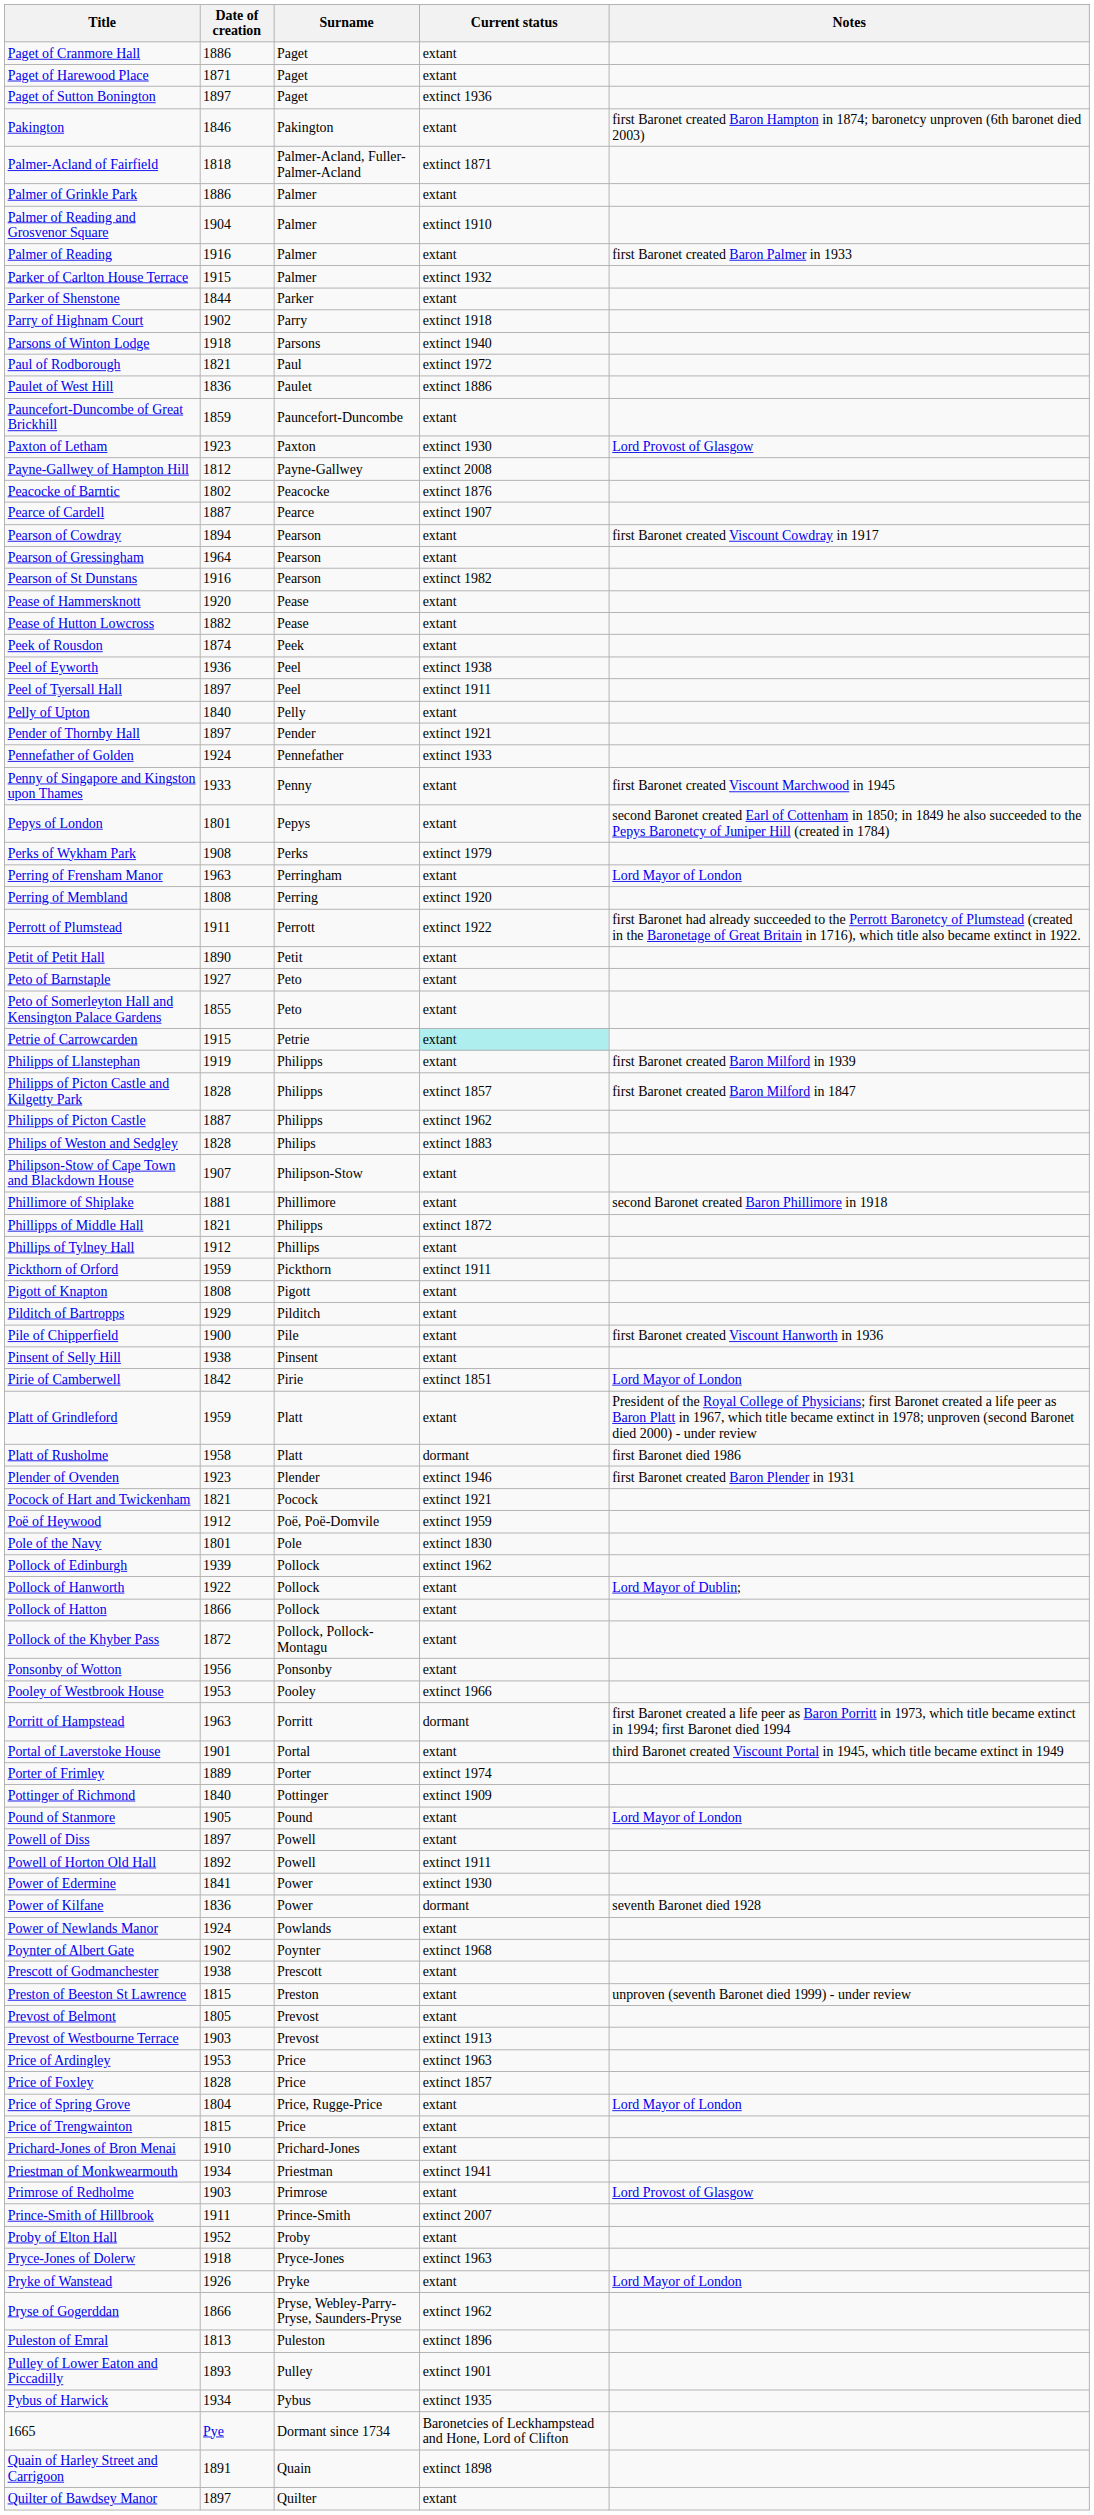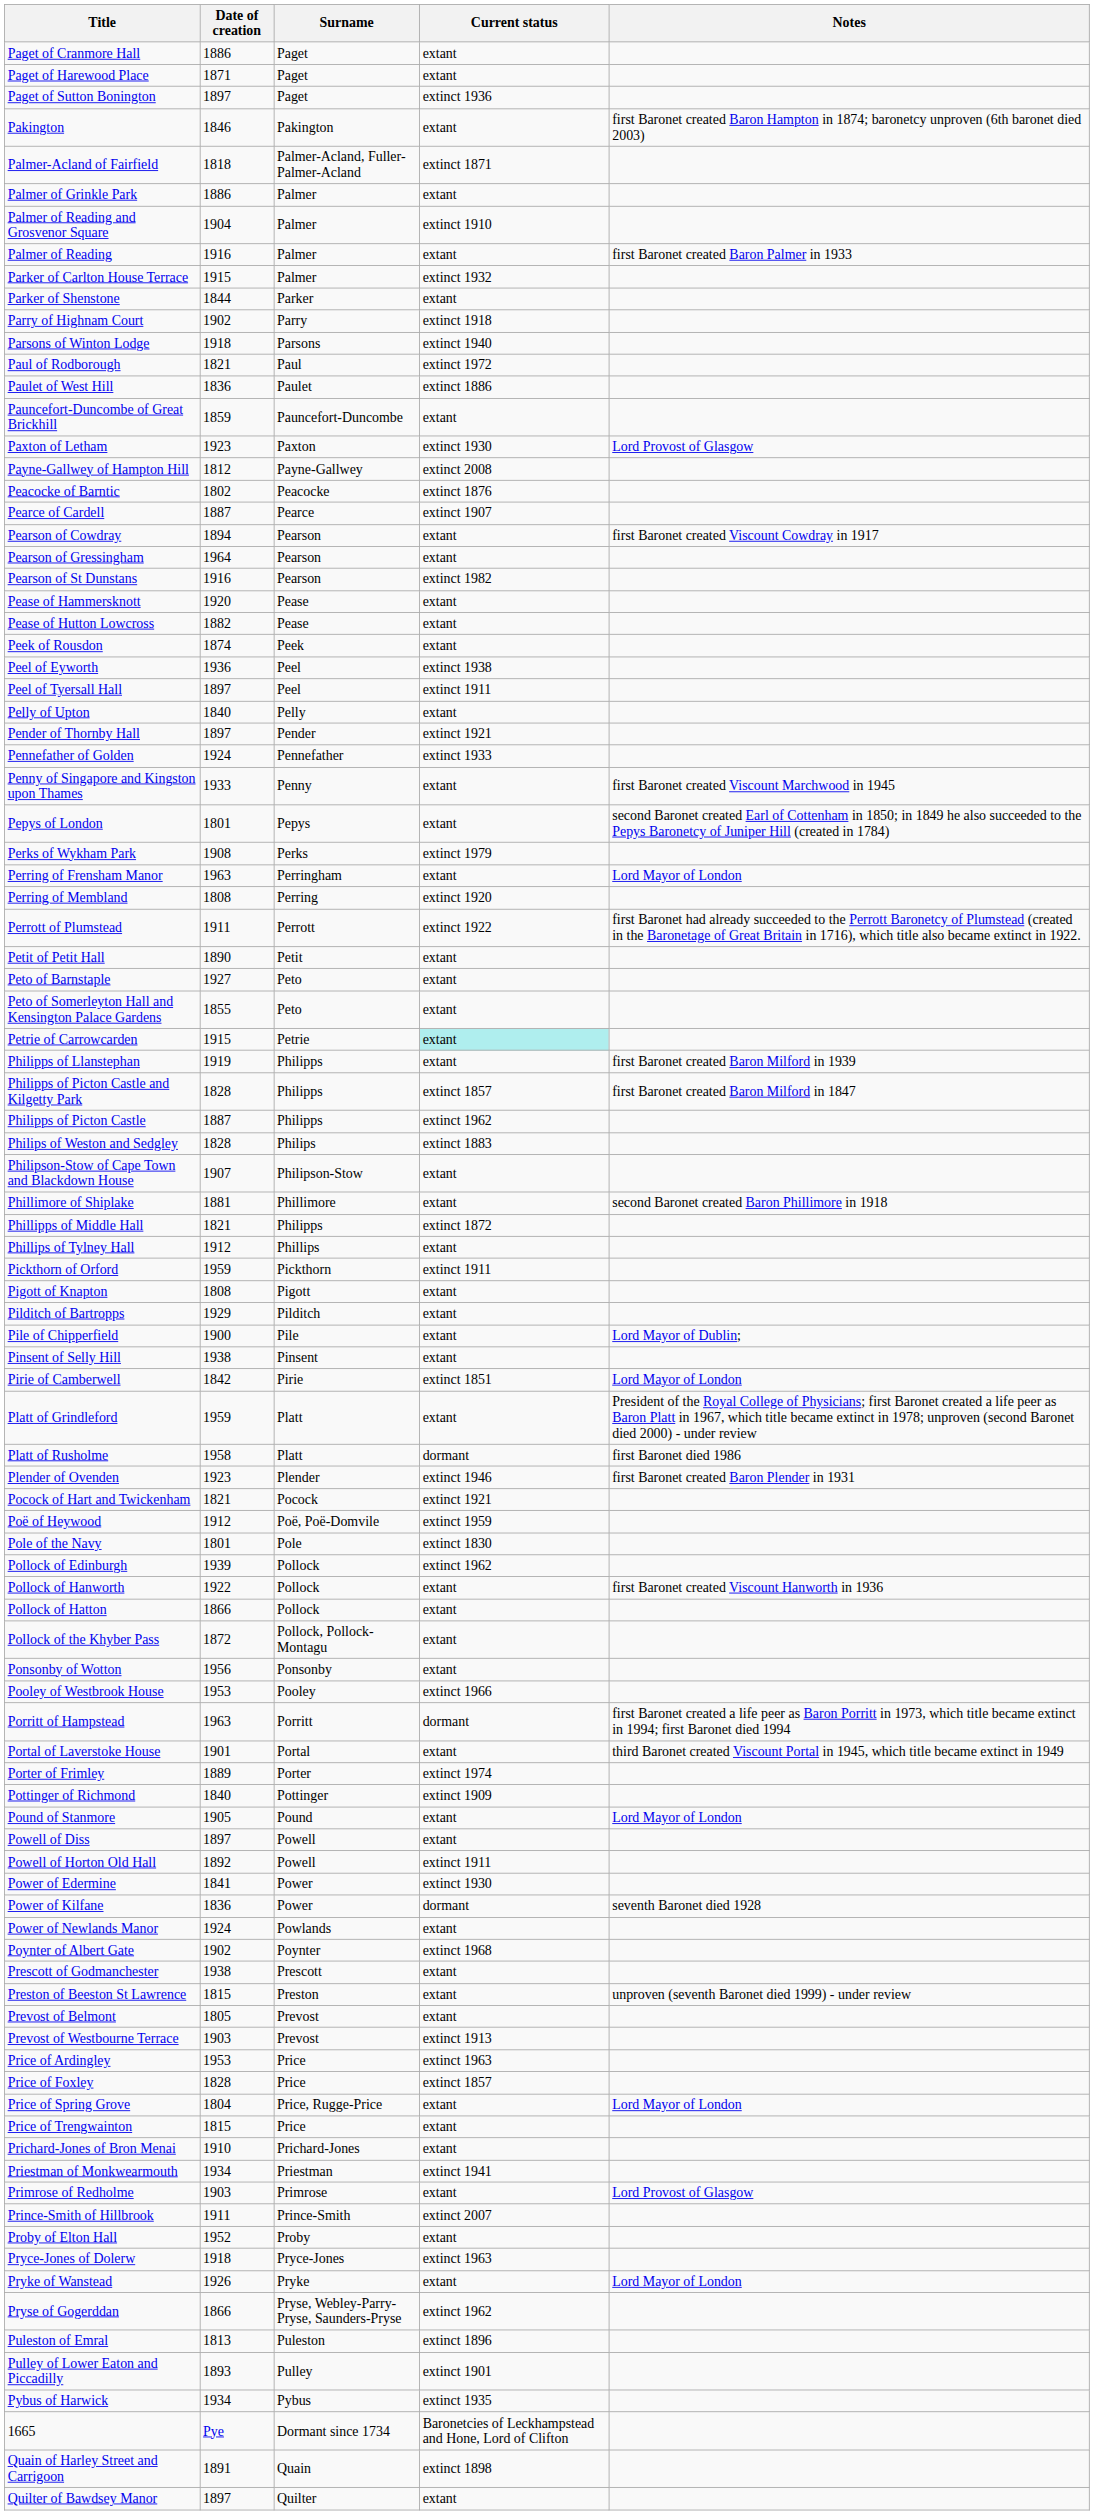(748, 1335) first Baronet created Viscount Hanworth in 1936 -> (677, 1335) Lord Mayor of Dublin;
(677, 1587) Lord Mayor of Dublin; -> (748, 1587) first Baronet created Viscount Hanworth in 1936
